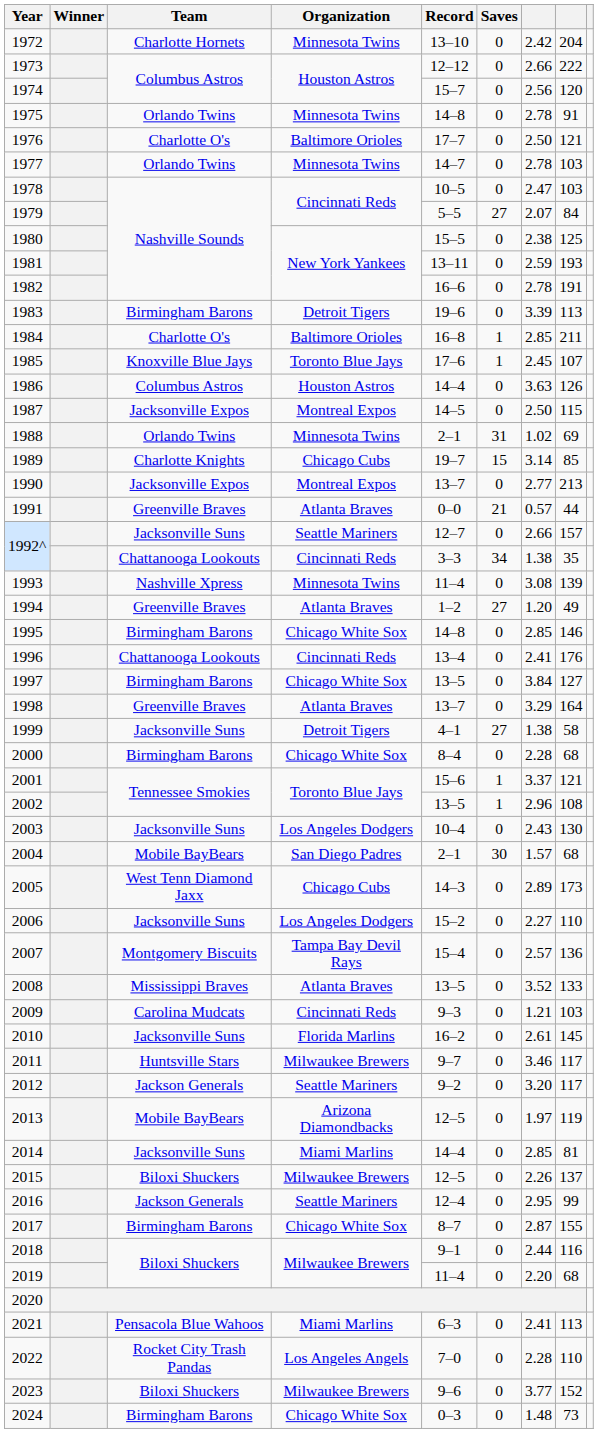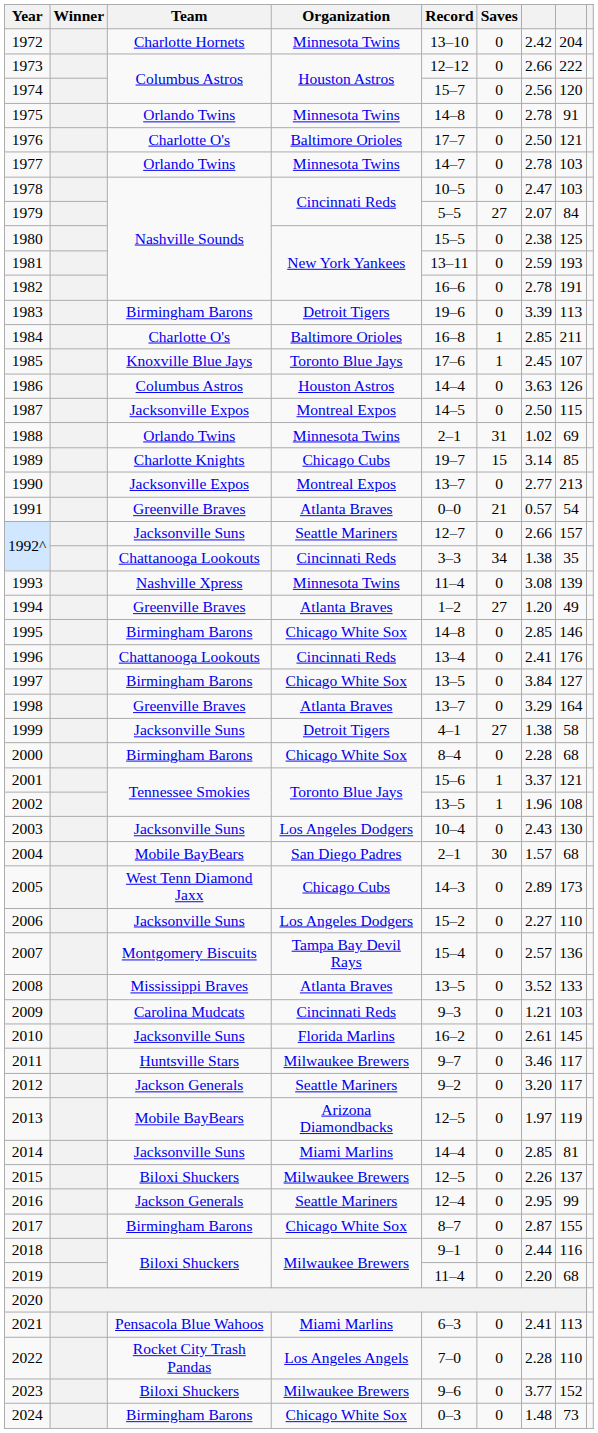(571, 509) 44 -> (571, 509) 54
(539, 804) 2.96 -> (539, 804) 1.96
